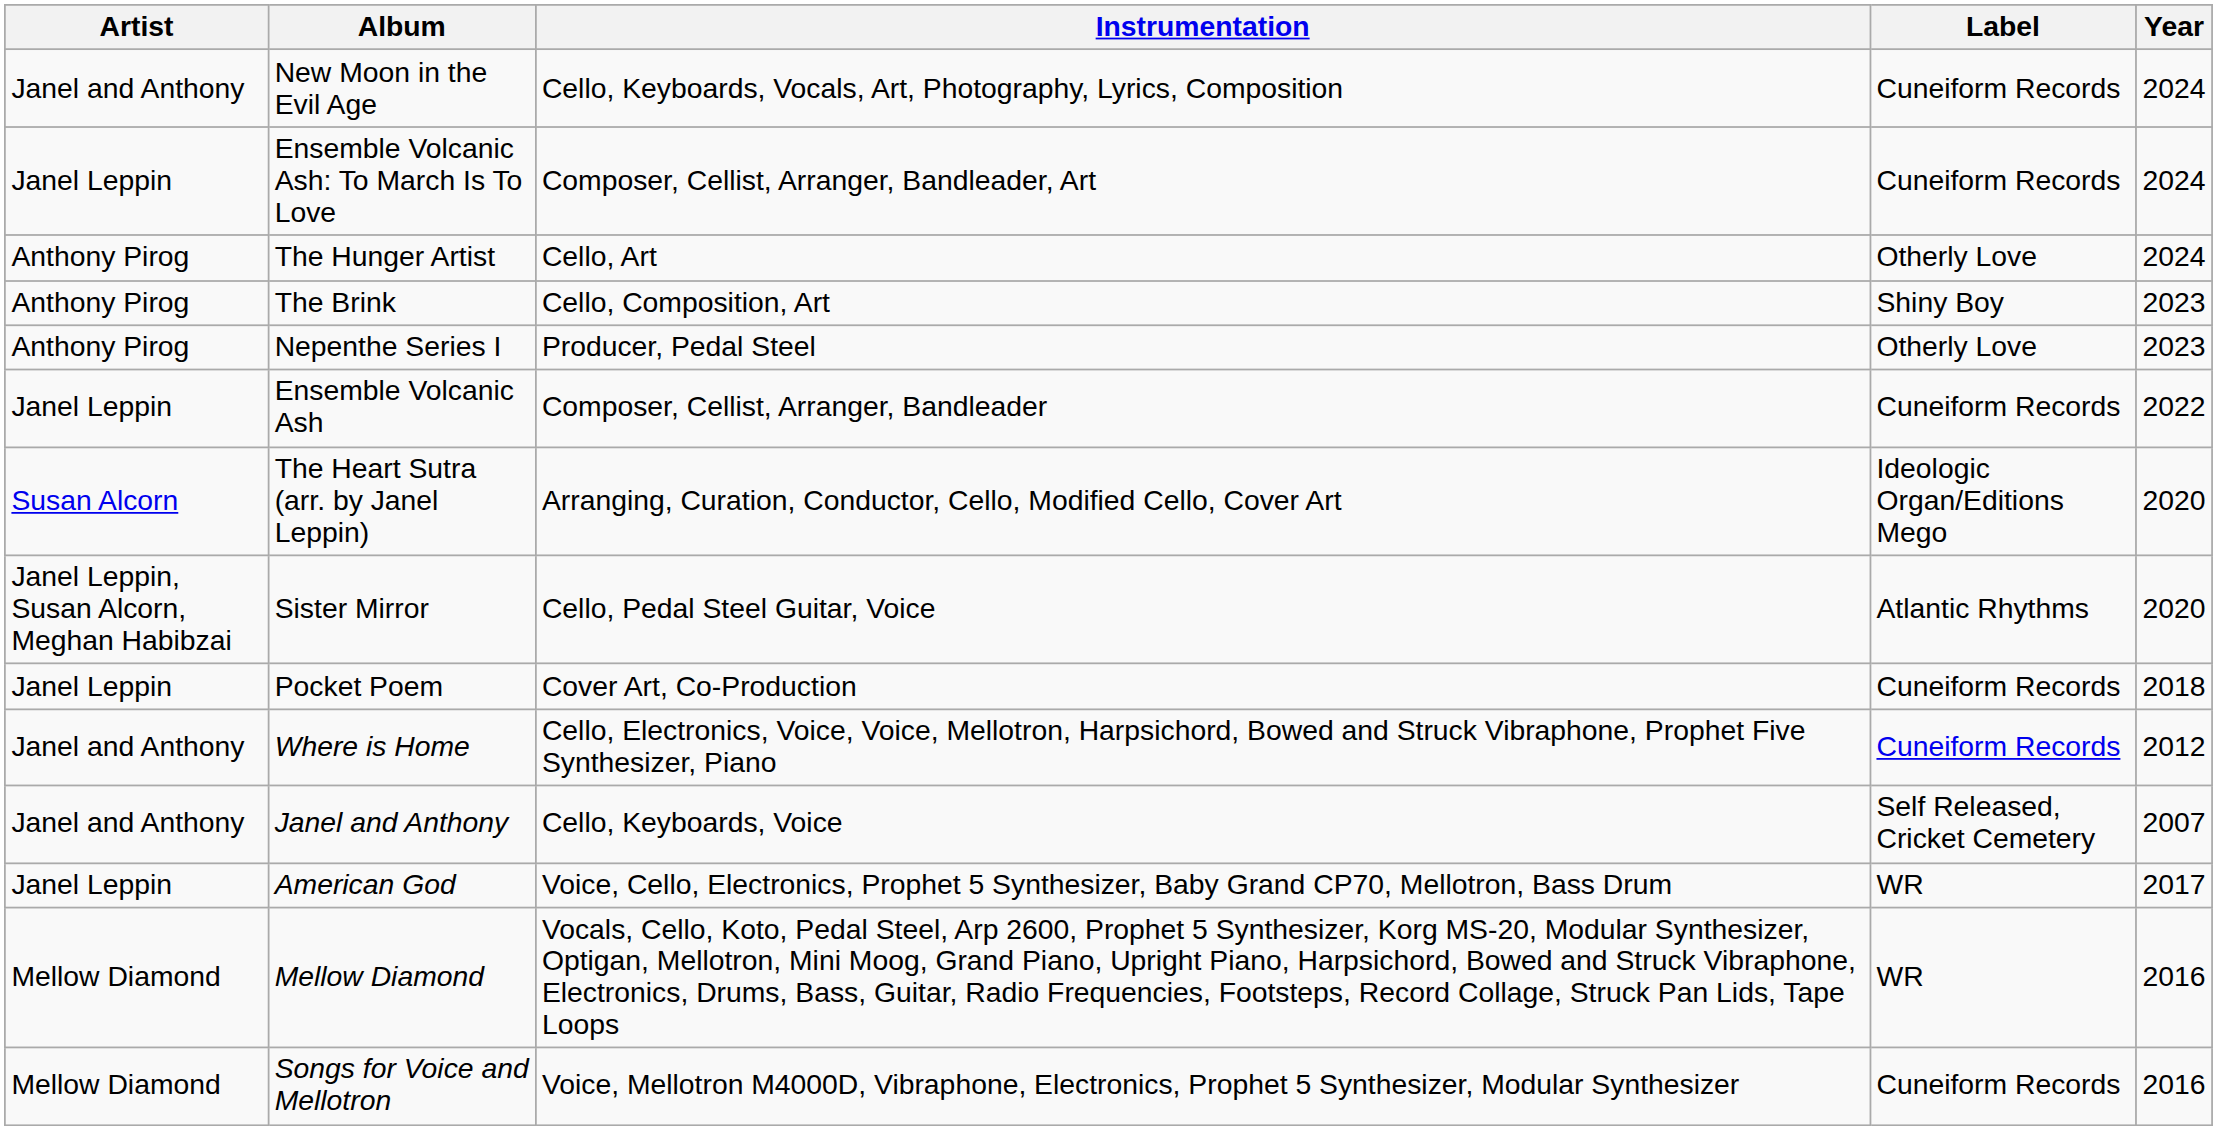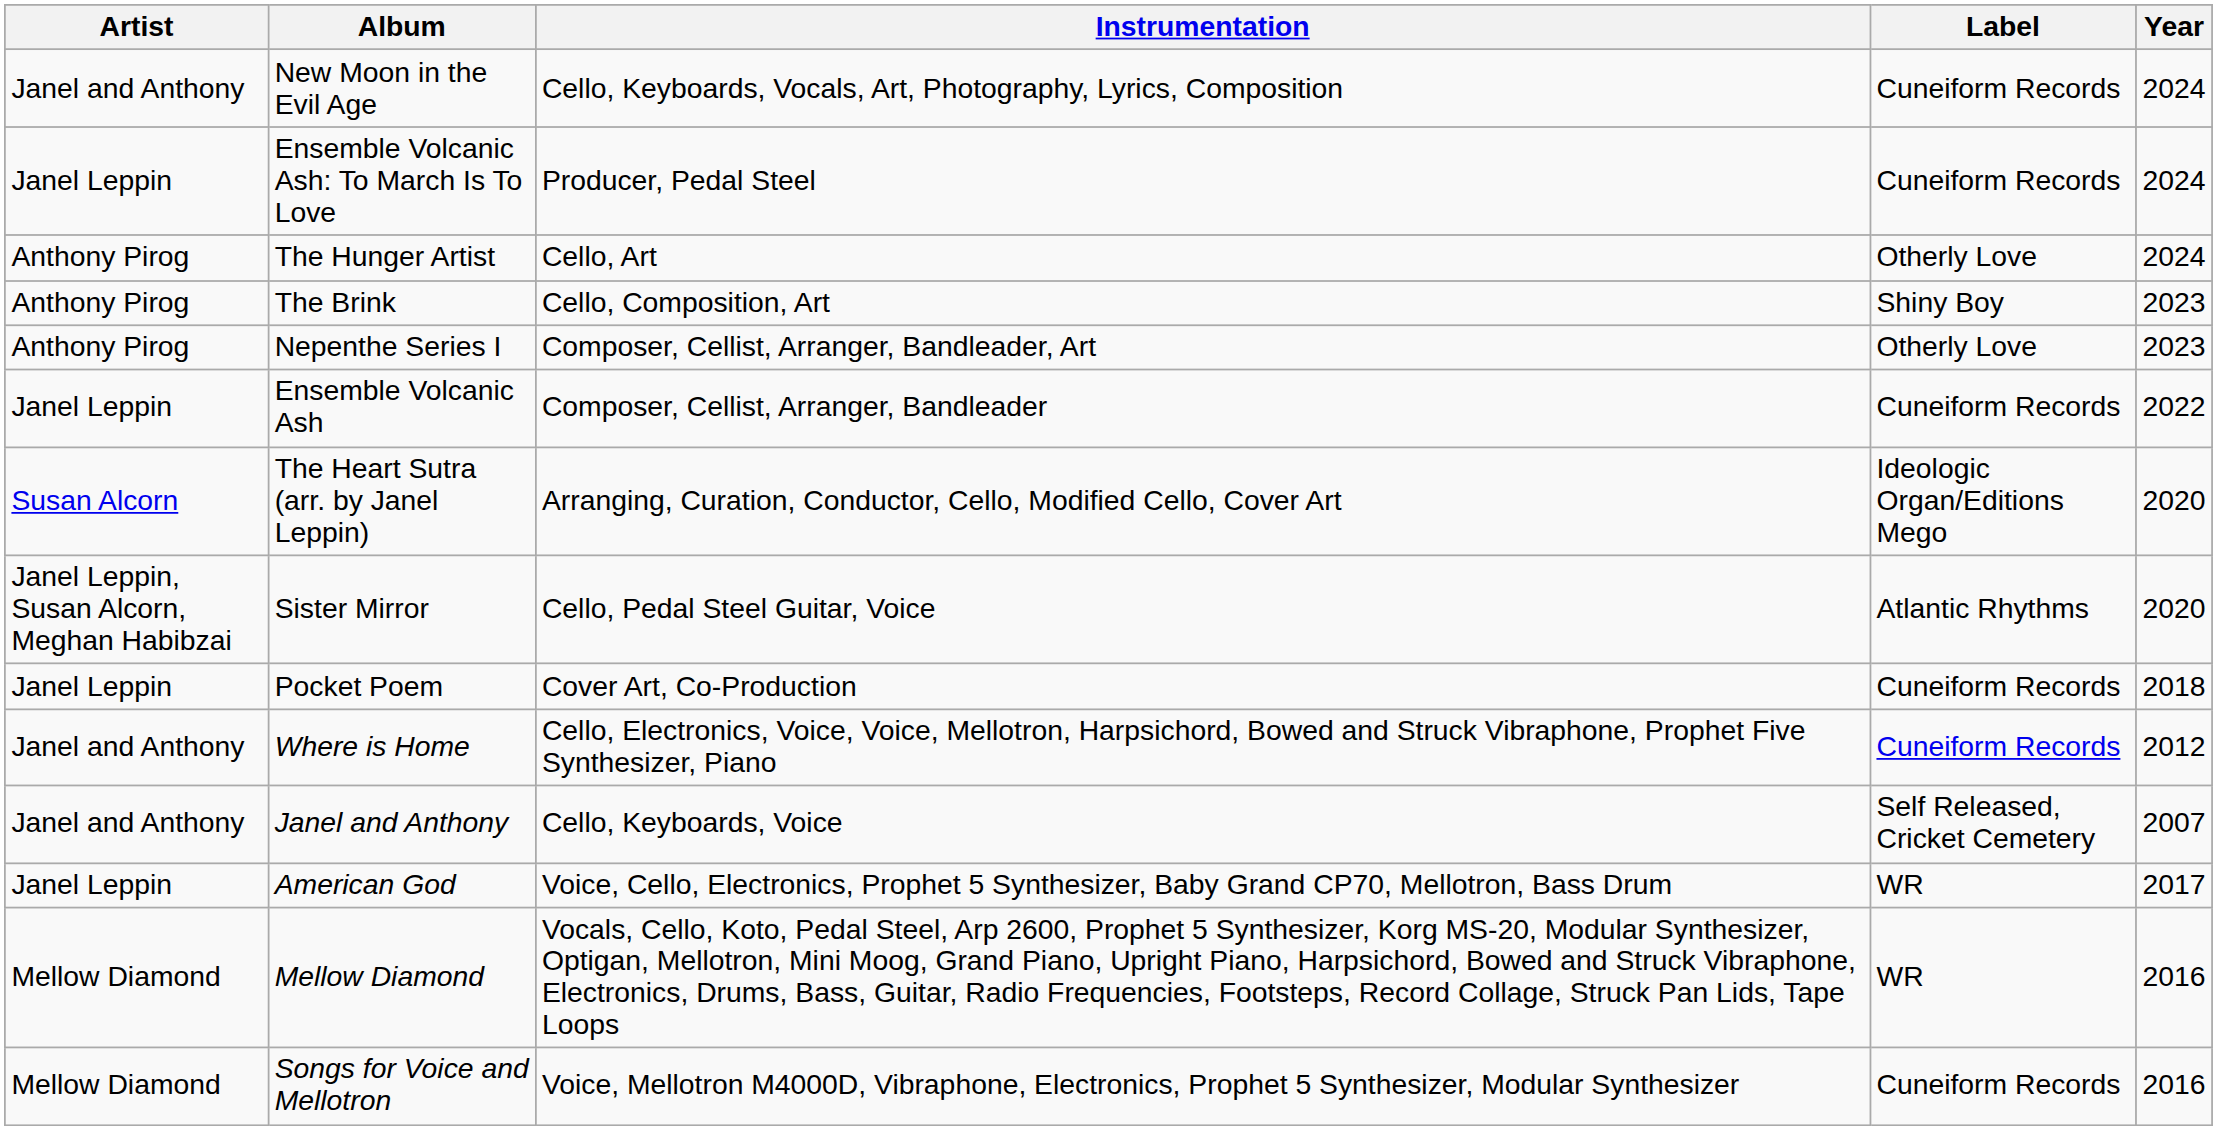(819, 180) Composer, Cellist, Arranger, Bandleader, Art -> (679, 180) Producer, Pedal Steel
(679, 347) Producer, Pedal Steel -> (819, 347) Composer, Cellist, Arranger, Bandleader, Art
